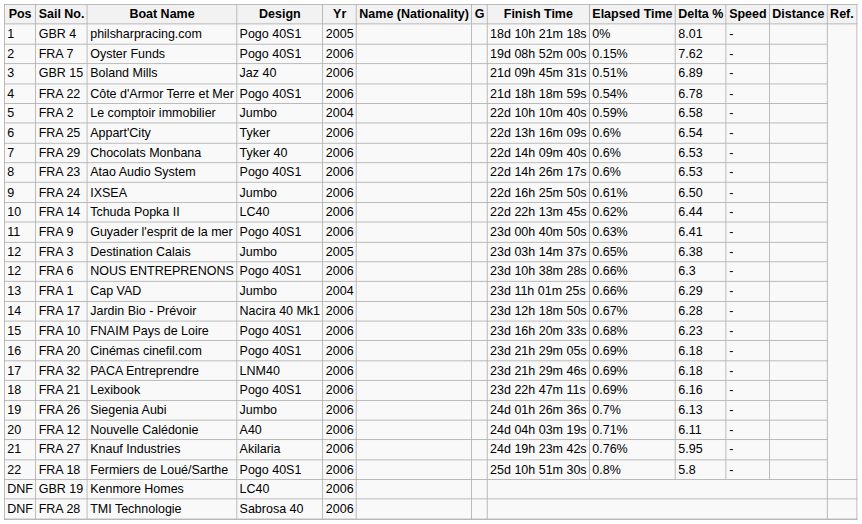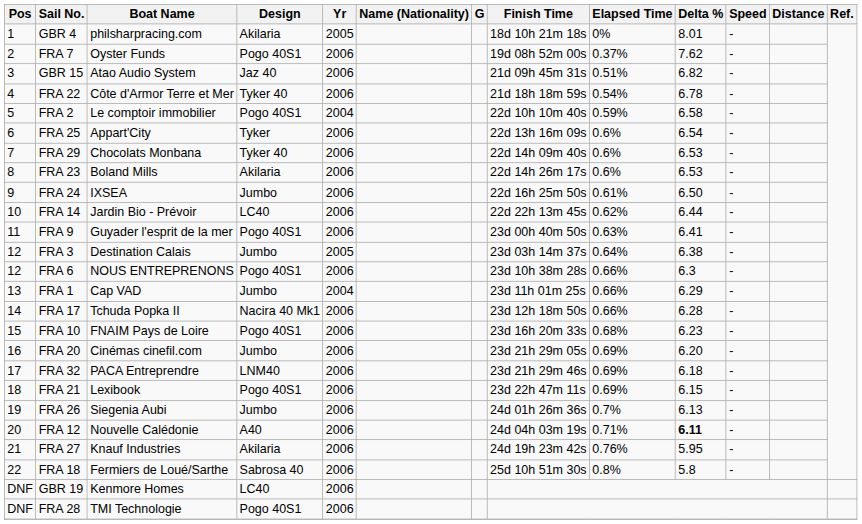(270, 34) Pogo 40S1 -> (260, 34) Akilaria
(610, 53) 0.15% -> (610, 53) 0.37%
(124, 73) Boland Mills -> (143, 73) Atao Audio System
(690, 73) 6.89 -> (690, 73) 6.82
(270, 93) Pogo 40S1 -> (264, 93) Tyker 40
(258, 113) Jumbo -> (270, 113) Pogo 40S1
(143, 172) Atao Audio System -> (124, 172) Boland Mills
(270, 172) Pogo 40S1 -> (260, 172) Akilaria
(135, 212) Tchuda Popka II -> (143, 212) Jardin Bio - Prévoir
(610, 251) 0.65% -> (610, 251) 0.64%
(143, 311) Jardin Bio - Prévoir -> (135, 311) Tchuda Popka II
(610, 311) 0.67% -> (610, 311) 0.66%
(270, 350) Pogo 40S1 -> (258, 350) Jumbo
(690, 350) 6.18 -> (690, 350) 6.20
(690, 390) 6.16 -> (690, 390) 6.15
(690, 430) normal -> (690, 430) bold
(270, 469) Pogo 40S1 -> (272, 469) Sabrosa 40
(272, 509) Sabrosa 40 -> (270, 509) Pogo 40S1
